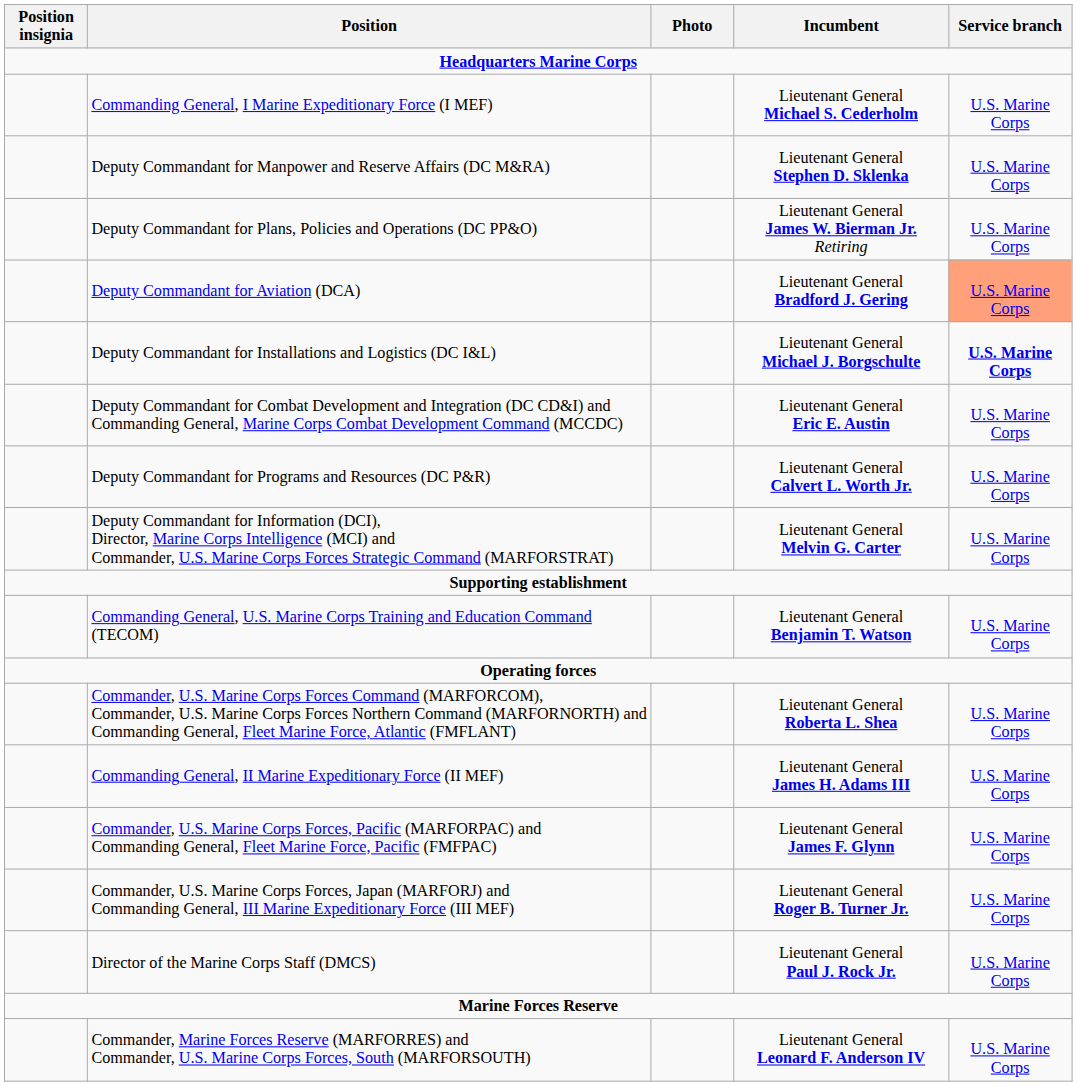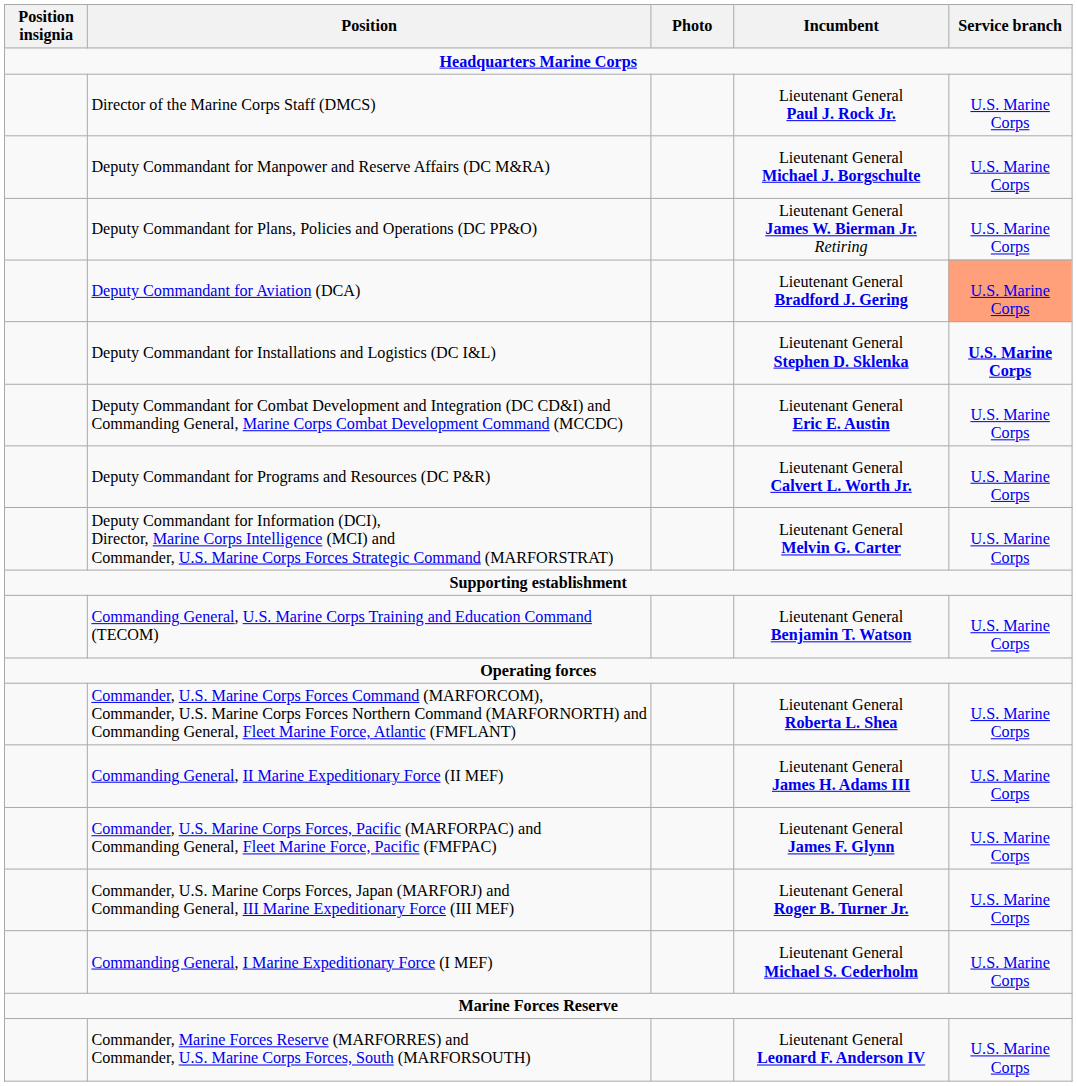rows swapped: (234, 962) <-> (292, 104)
(841, 166) Lieutenant General Stephen D. Sklenka -> (841, 166) Lieutenant General Michael J. Borgschulte
(841, 352) Lieutenant General Michael J. Borgschulte -> (841, 352) Lieutenant General Stephen D. Sklenka
